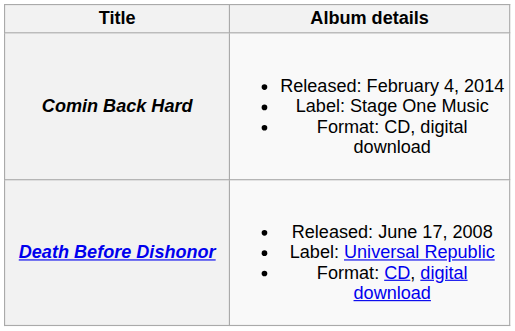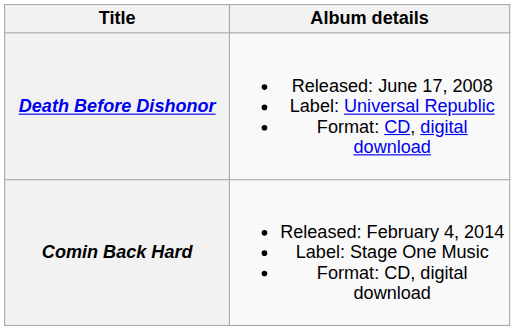rows swapped: (117, 252) <-> (117, 106)
